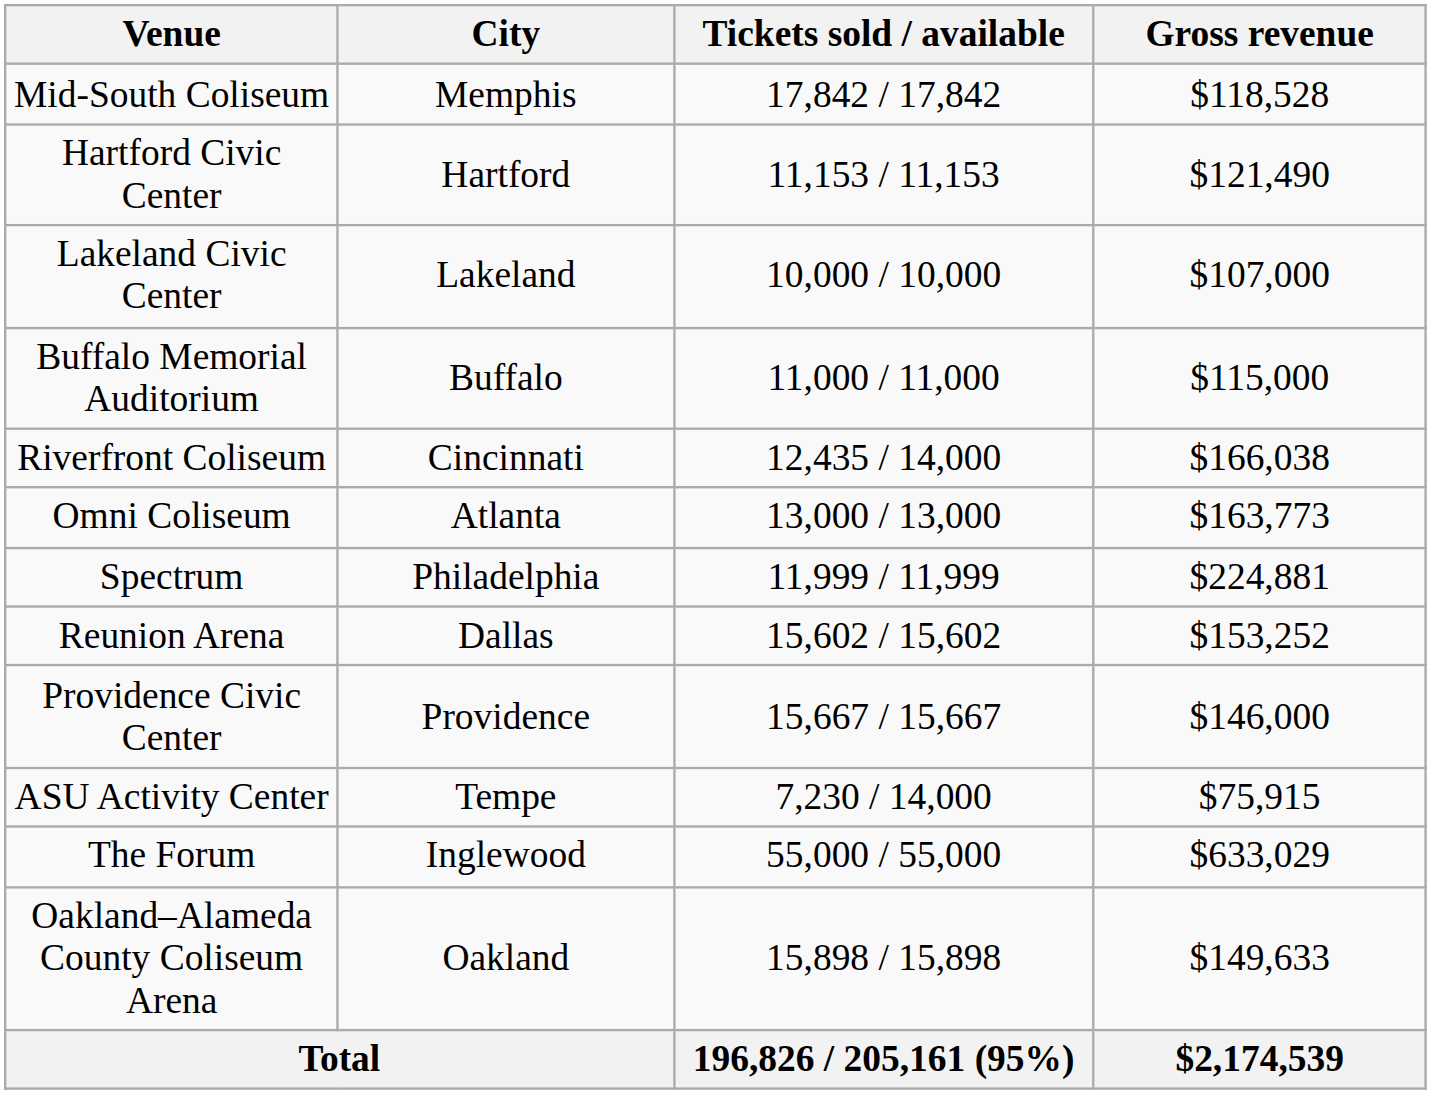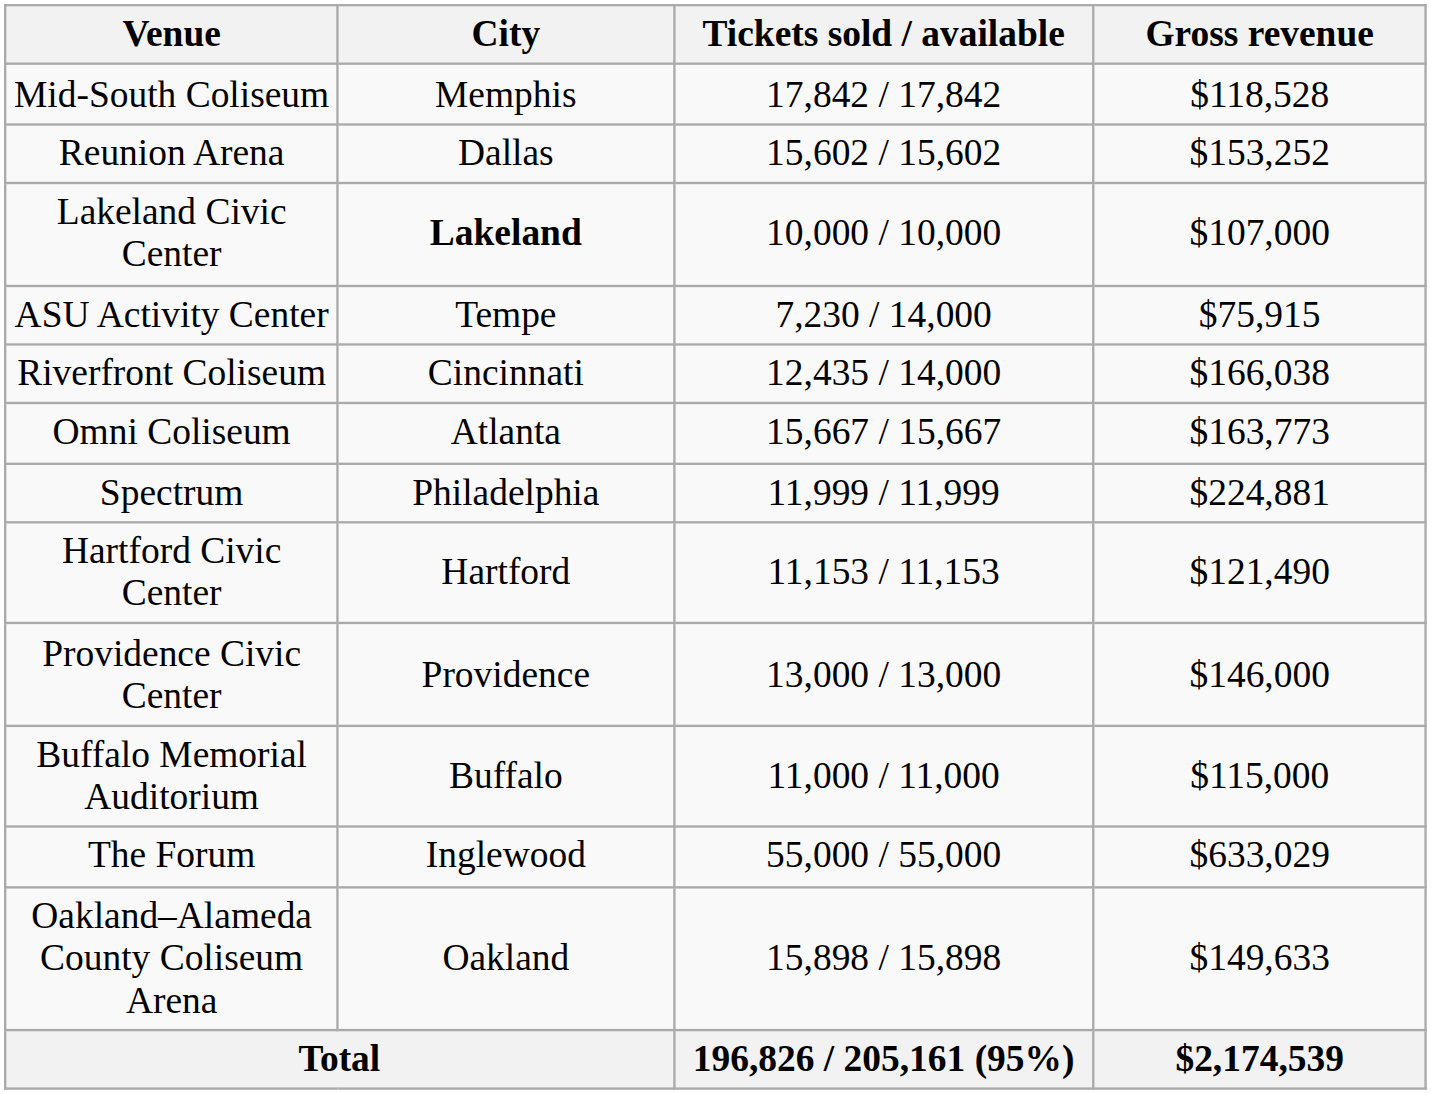rows swapped: (172, 635) <-> (172, 174)
(506, 275) normal -> (506, 233) bold
rows swapped: (172, 376) <-> (172, 796)
(884, 516) 13,000 / 13,000 -> (884, 432) 15,667 / 15,667
(884, 716) 15,667 / 15,667 -> (884, 673) 13,000 / 13,000
